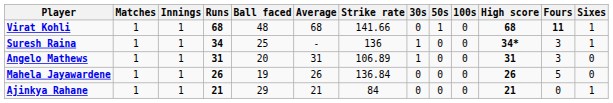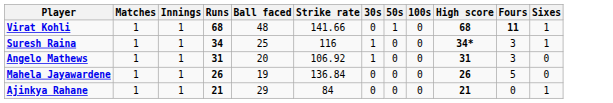- column: (316, 12)
(373, 44) 136 -> (328, 44) 116
(373, 59) 106.89 -> (328, 59) 106.92
